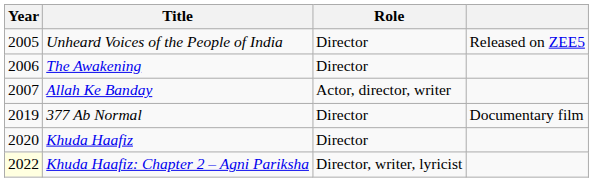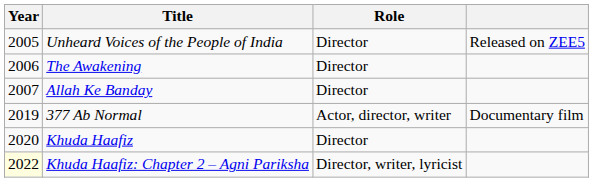(384, 90) Actor, director, writer -> (342, 90) Director
(342, 115) Director -> (384, 115) Actor, director, writer
